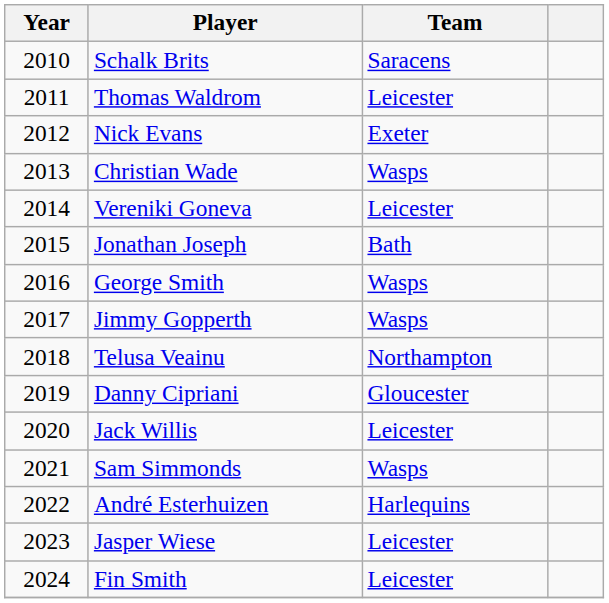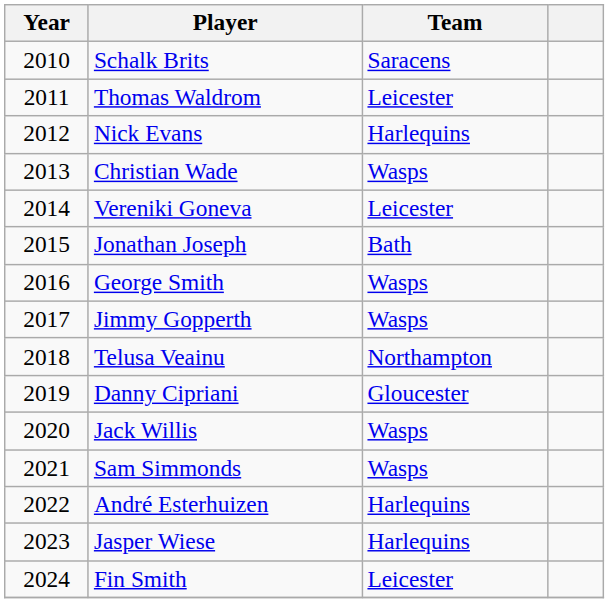(398, 134) Exeter -> (419, 134) Harlequins
(410, 430) Leicester -> (398, 430) Wasps
(410, 541) Leicester -> (419, 541) Harlequins
